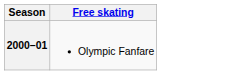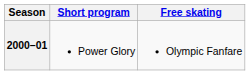+ column: (94, 12)
